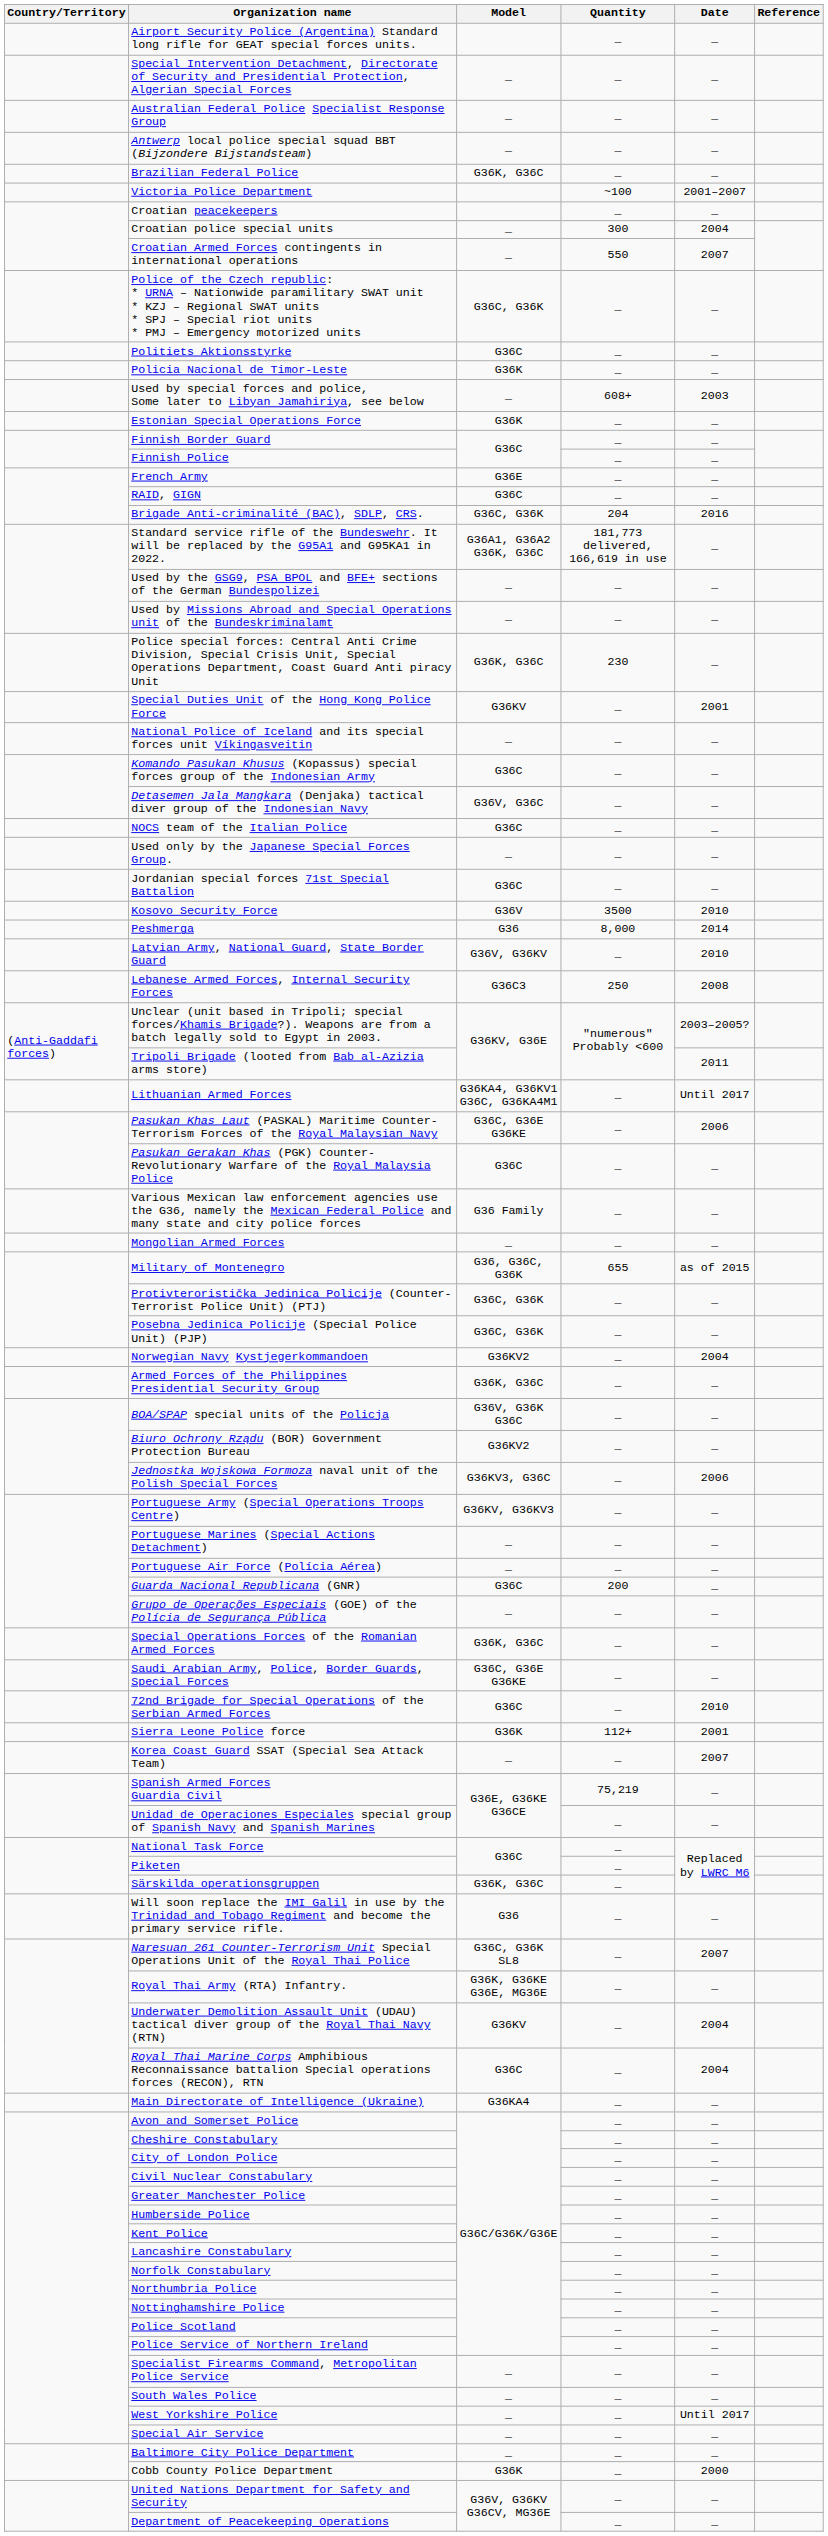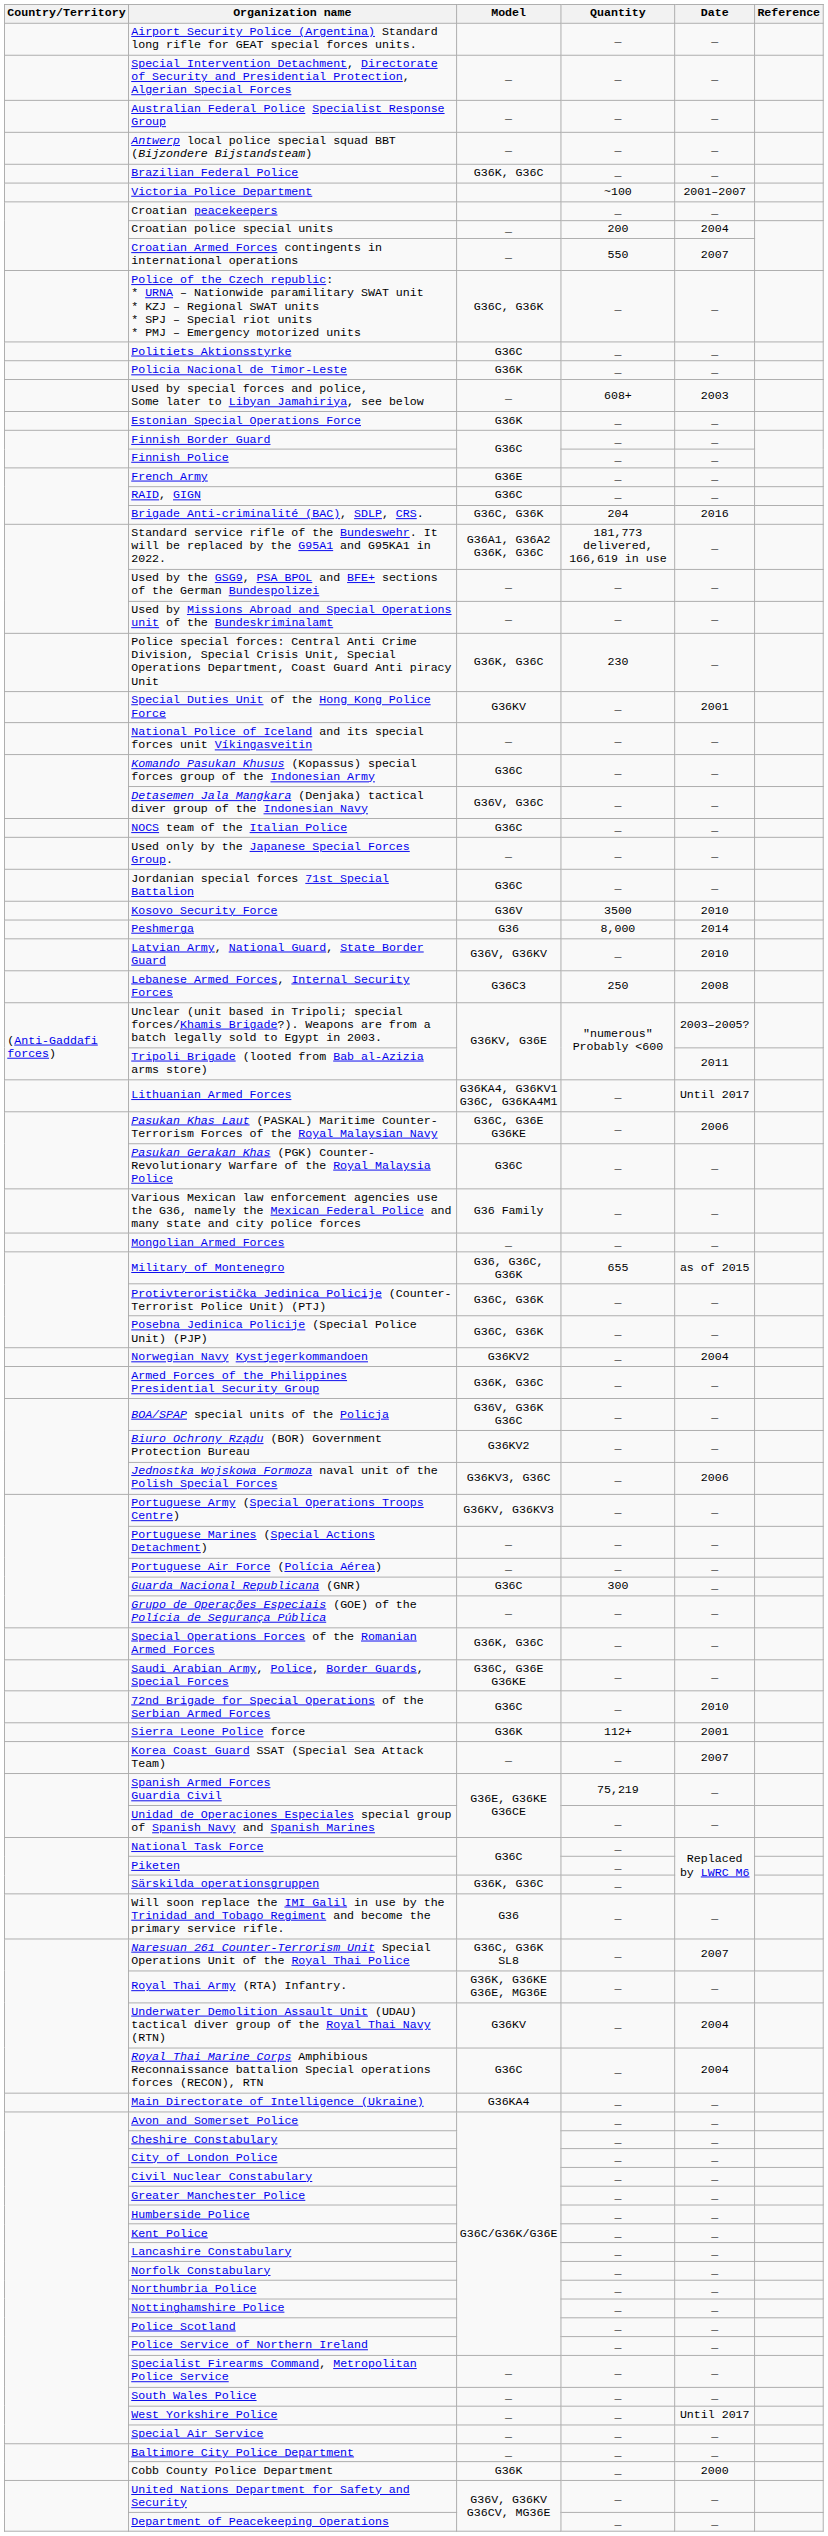(618, 230) 300 -> (618, 230) 200
(618, 1587) 200 -> (618, 1587) 300
